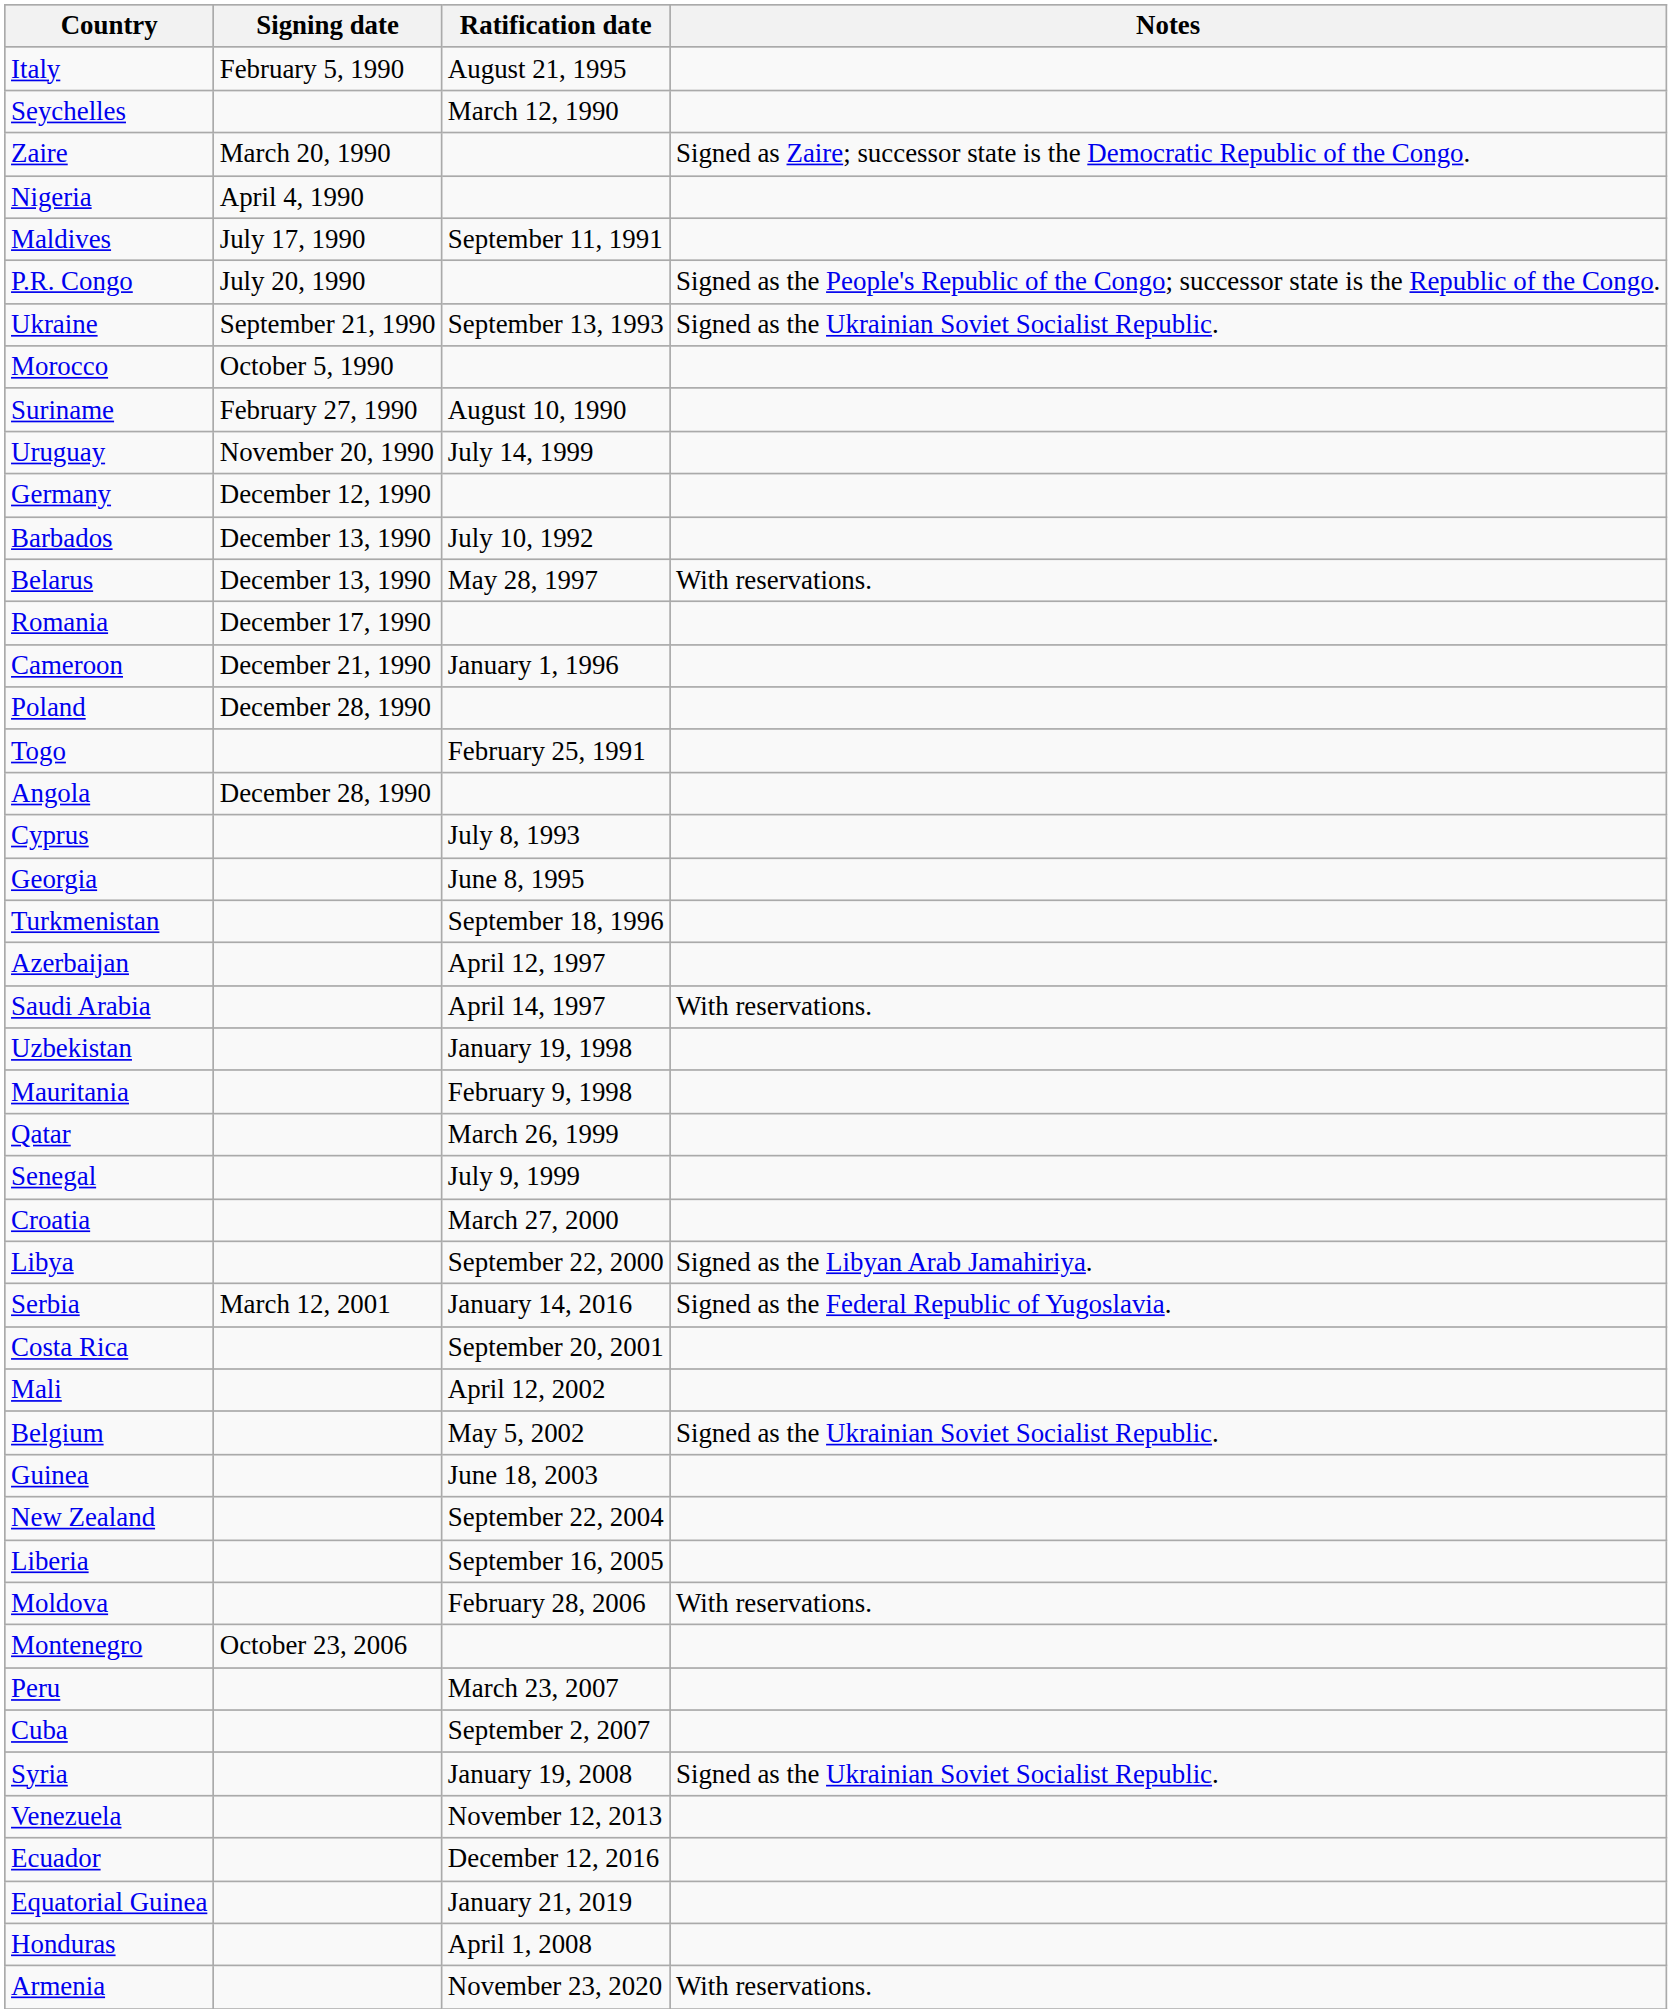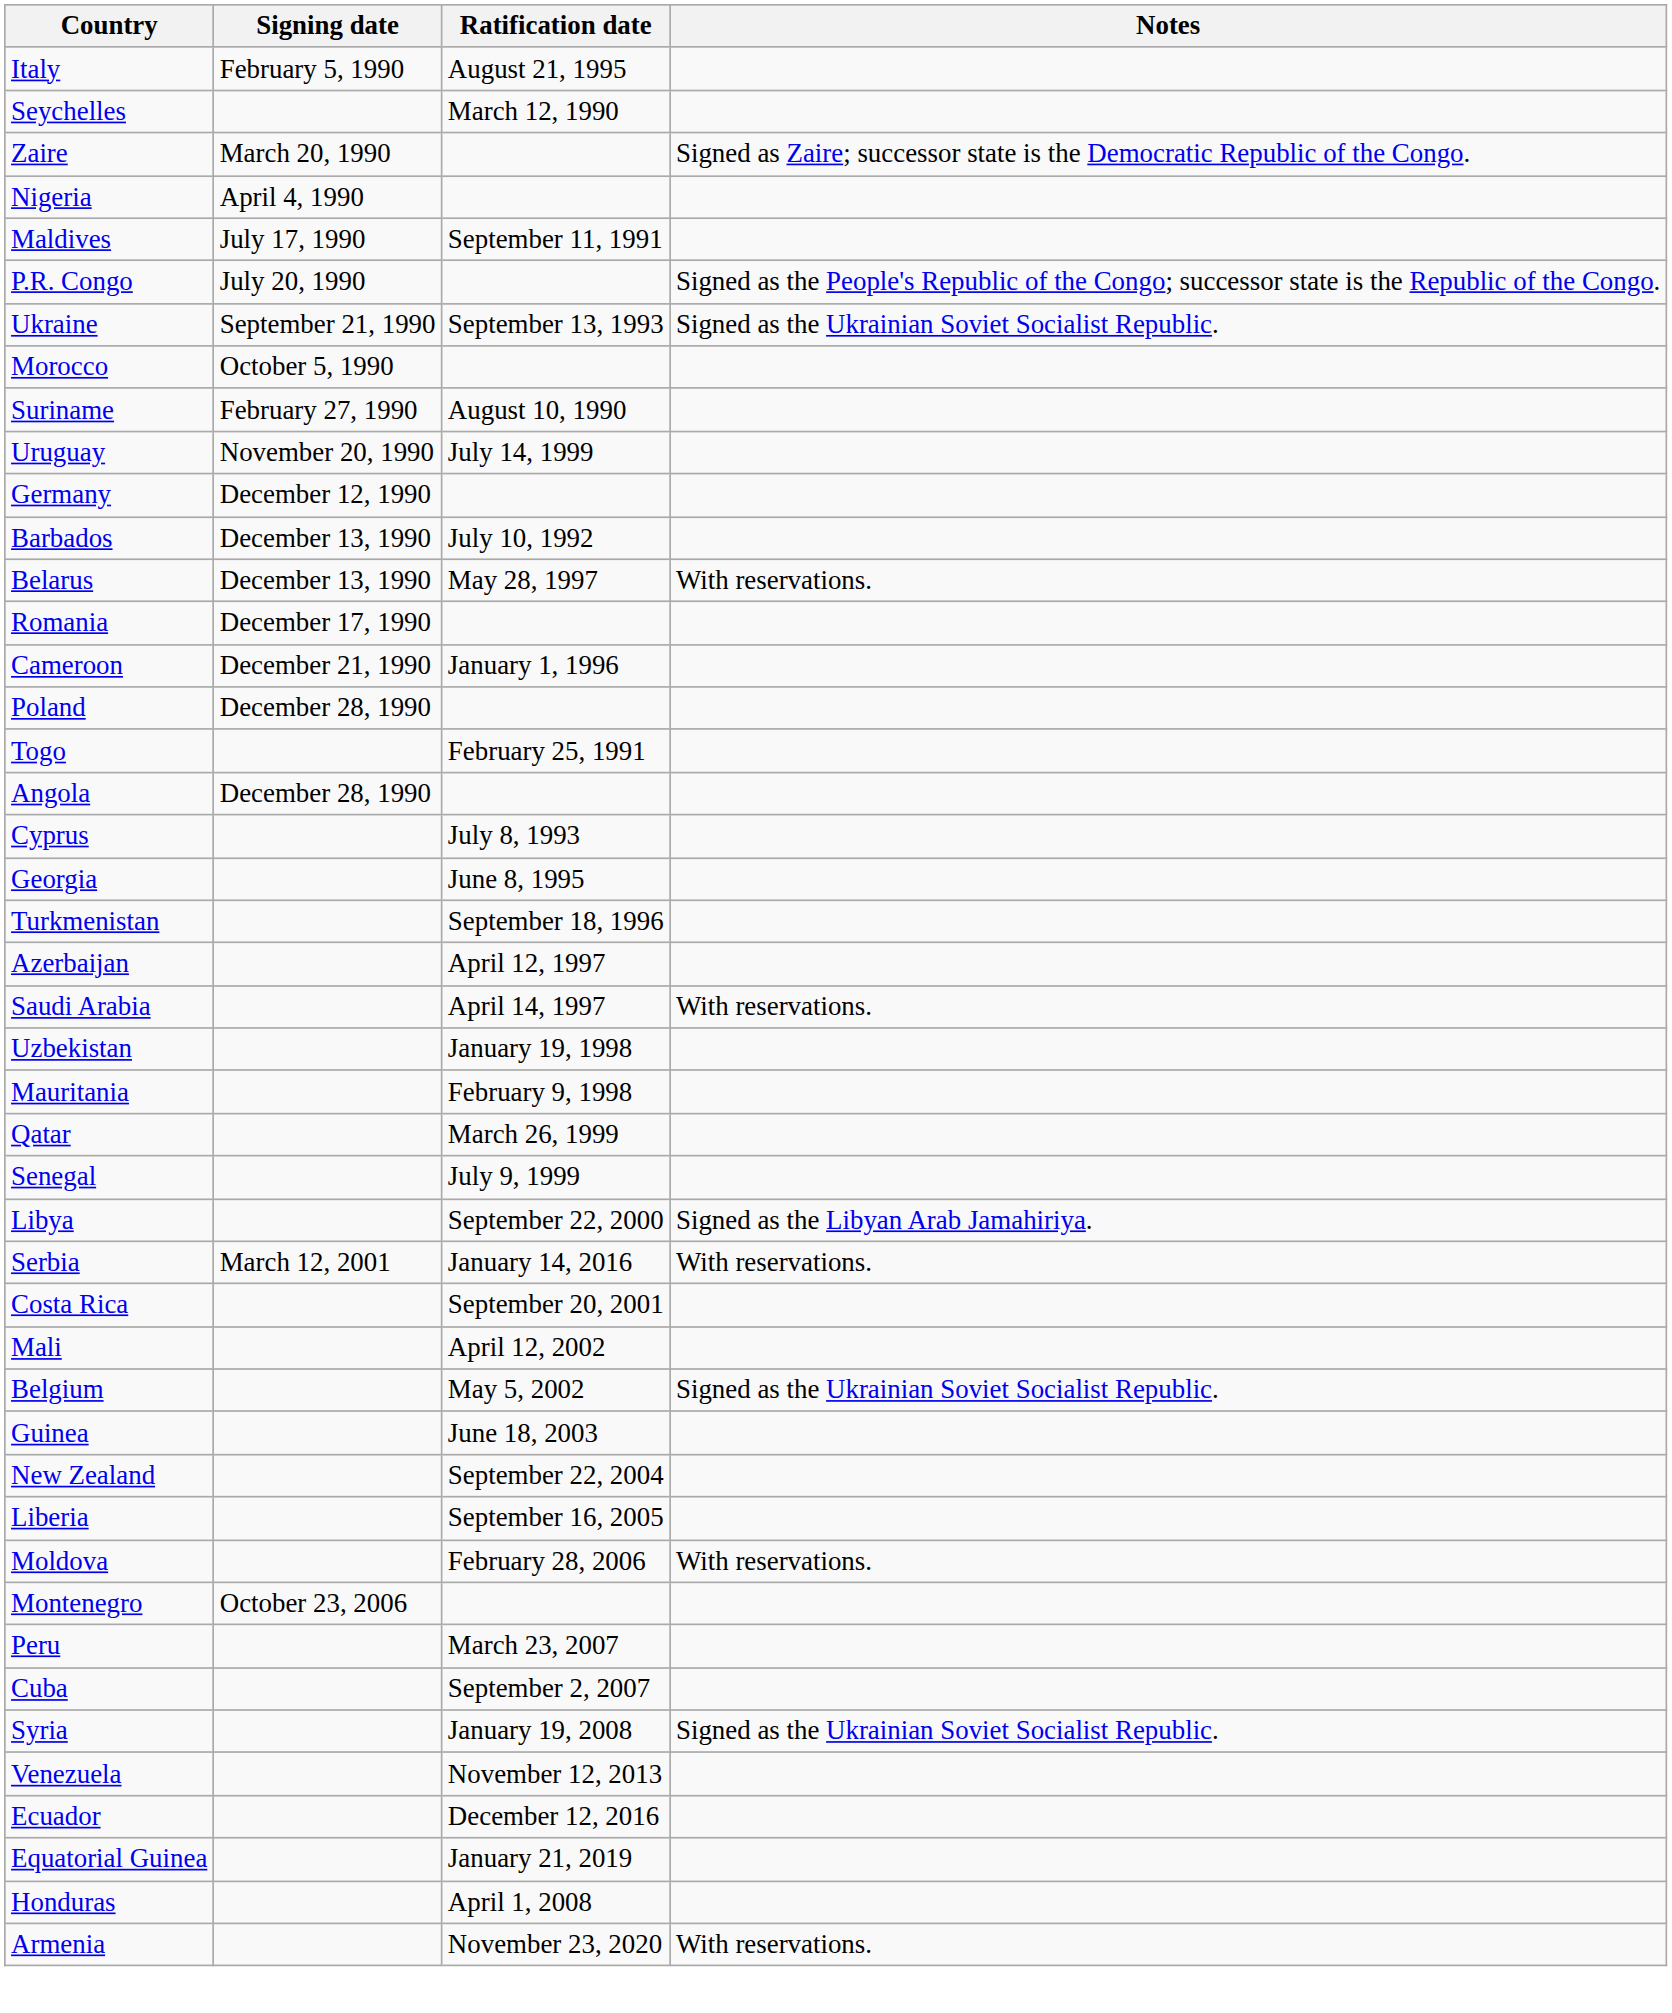- row: (51, 1219)
(924, 1304) Signed as the Federal Republic of Yugoslavia. -> (774, 1262) With reservations.
